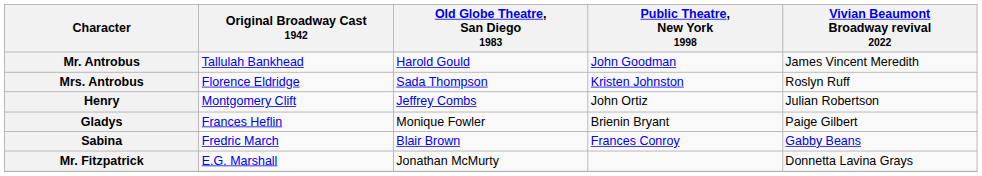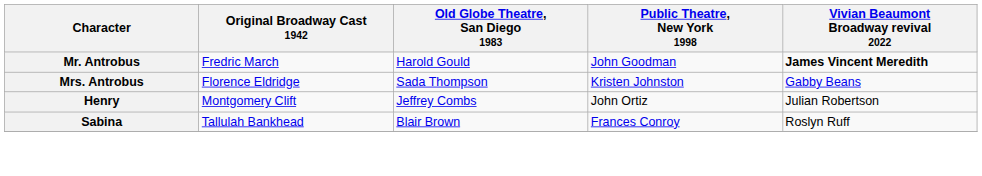(253, 62) Tallulah Bankhead -> (240, 62) Fredric March
(852, 62) normal -> (857, 62) bold
(818, 82) Roslyn Ruff -> (823, 82) Gabby Beans
- row: (102, 121)
(240, 141) Fredric March -> (253, 121) Tallulah Bankhead
(823, 141) Gabby Beans -> (818, 121) Roslyn Ruff
- row: (102, 161)
